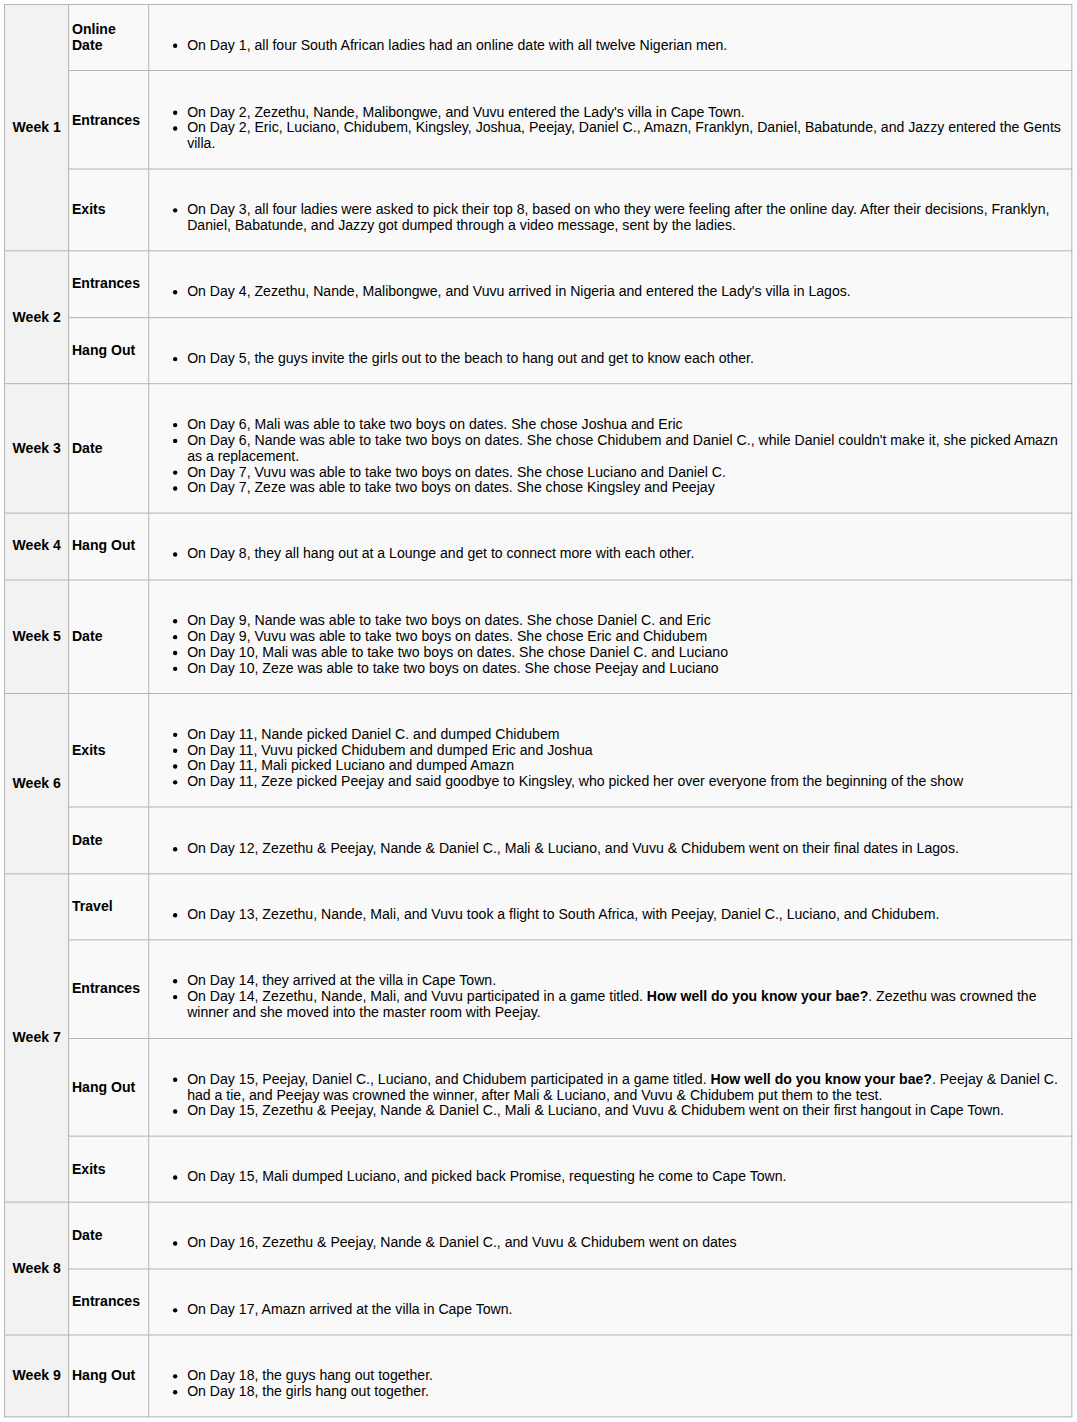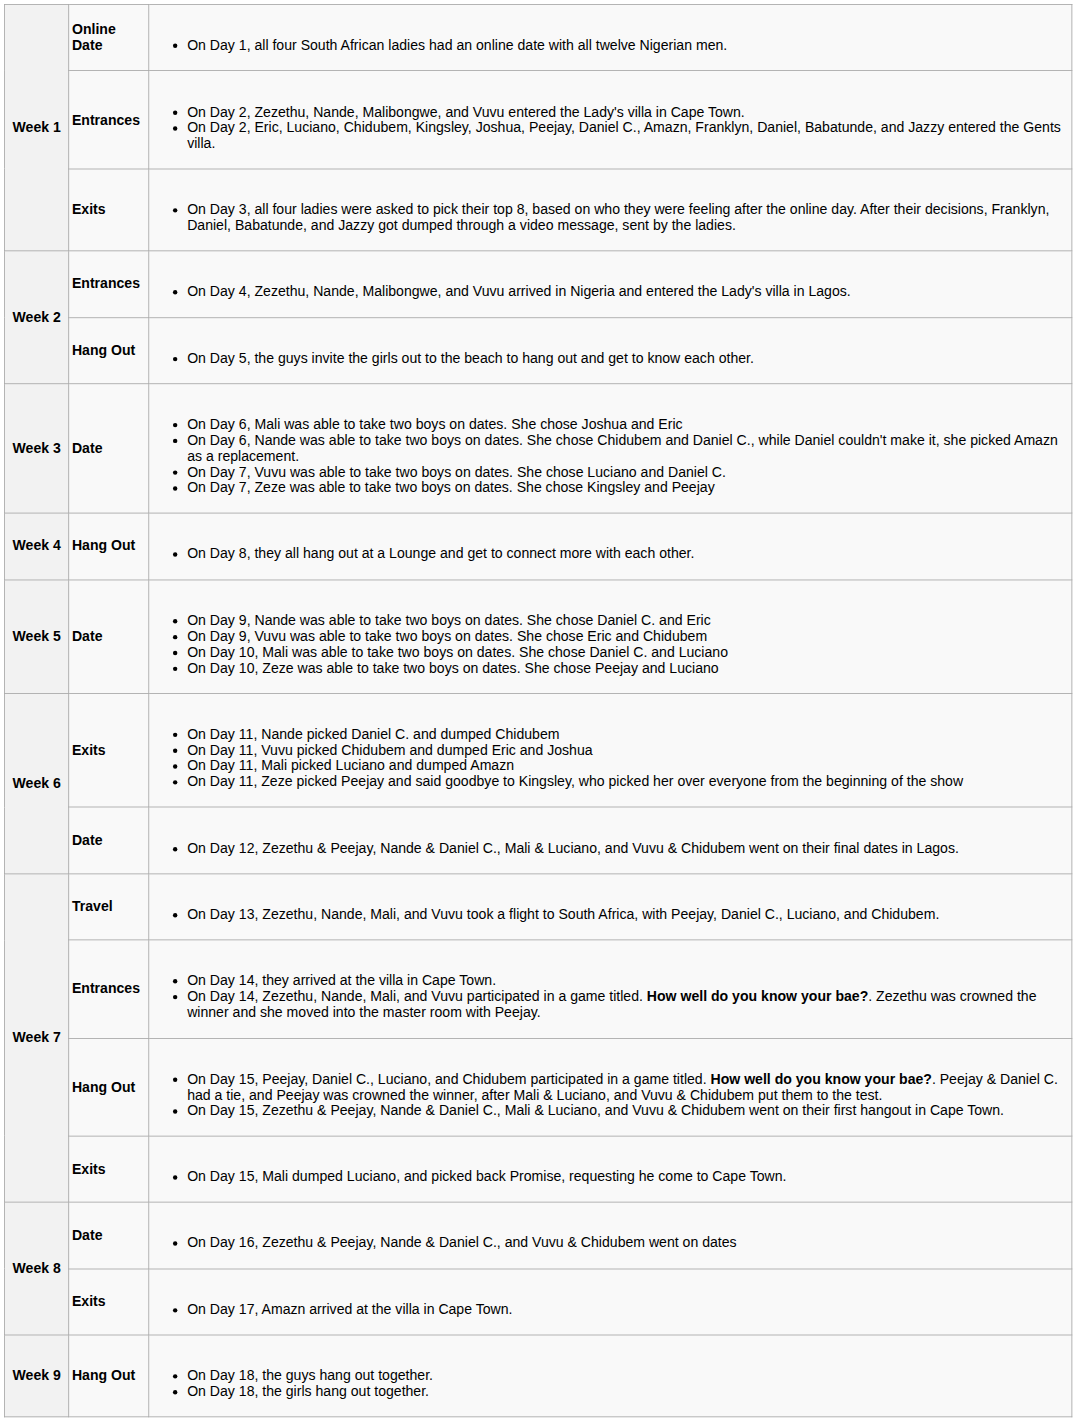(106, 1301) Entrances -> (89, 1301) Exits
